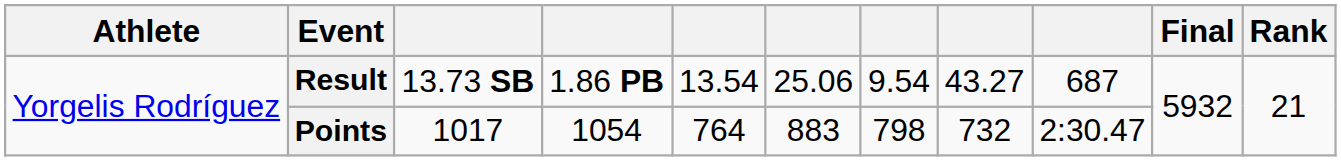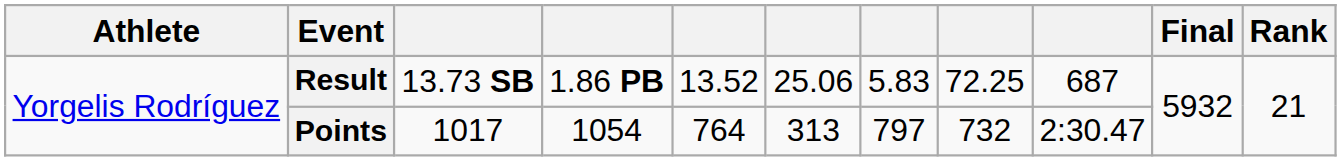(719, 81) 13.54 -> (719, 81) 13.52
(899, 81) 9.54 -> (899, 81) 5.83
(985, 81) 43.27 -> (985, 81) 72.25
(813, 131) 883 -> (813, 131) 313
(899, 131) 798 -> (899, 131) 797
